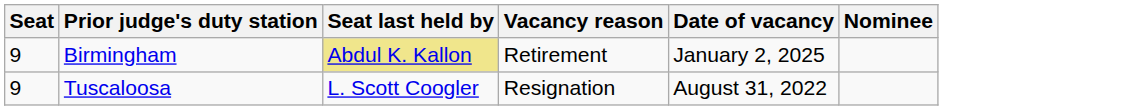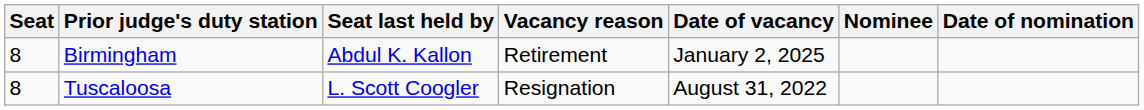+ column: (1038, 21)
(15, 54) 9 -> (15, 54) 8
(400, 54) khaki background -> (400, 54) no background
(15, 88) 9 -> (15, 88) 8
